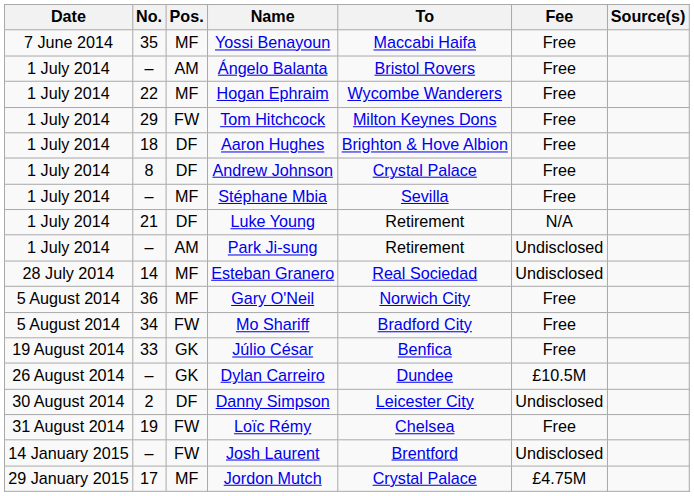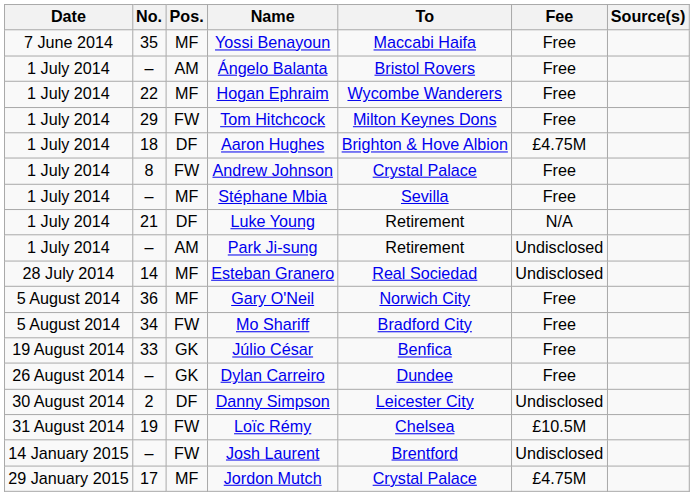(559, 145) Free -> (559, 145) £4.75M
(187, 171) DF -> (187, 171) FW
(559, 376) £10.5M -> (559, 376) Free
(559, 427) Free -> (559, 427) £10.5M
